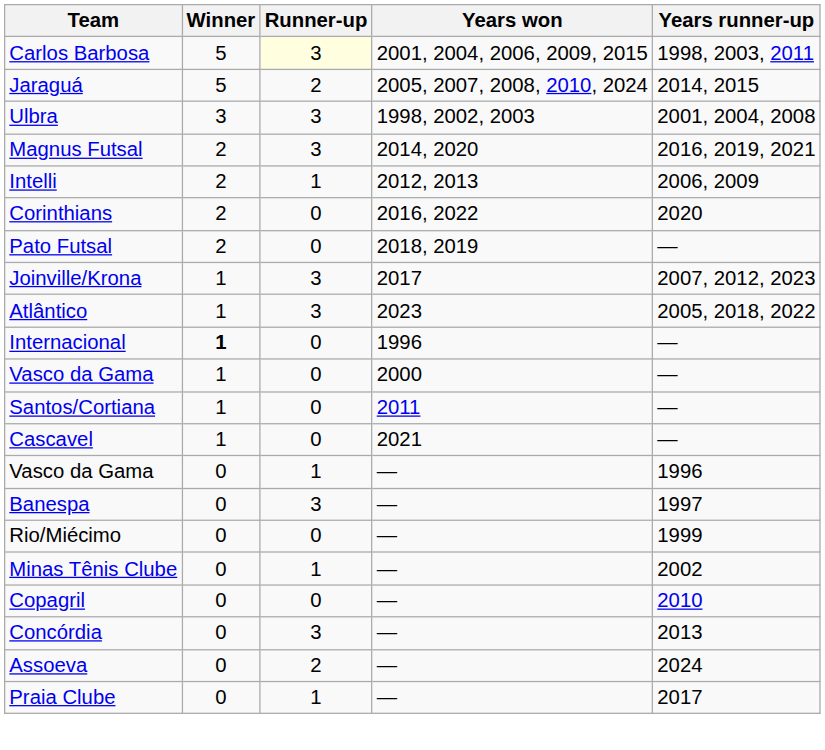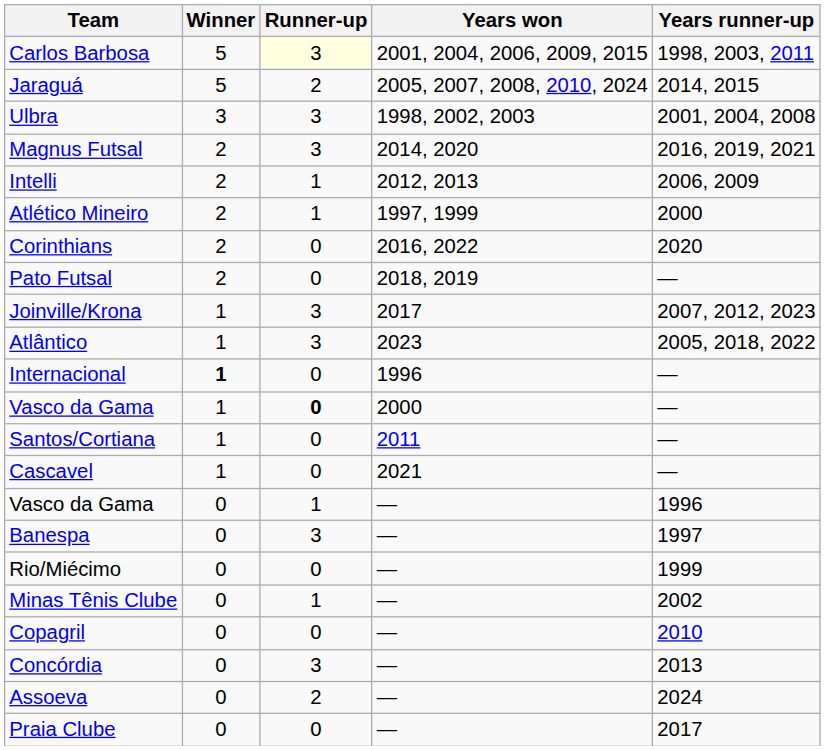+ row: (79, 213)
(316, 375) normal -> (316, 407) bold
(316, 697) 1 -> (316, 729) 0
